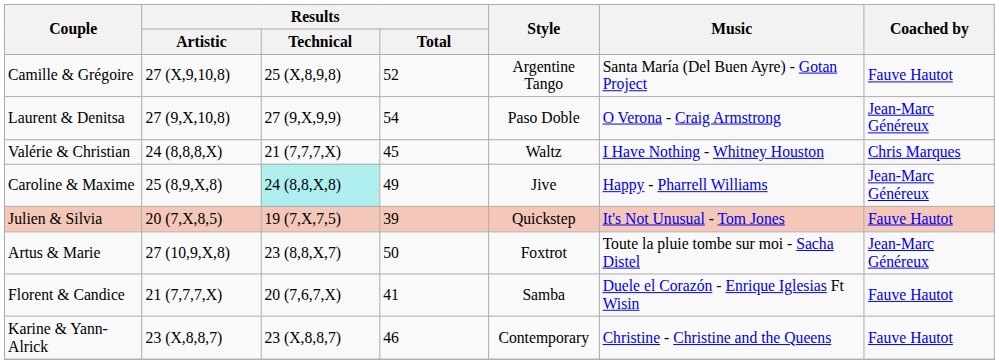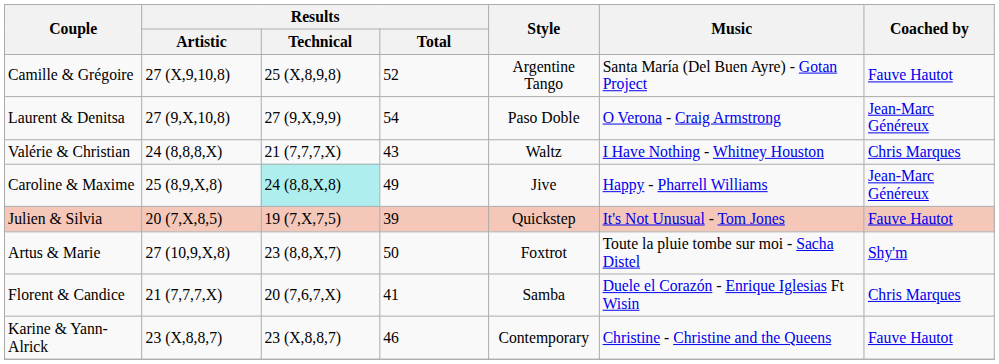(391, 151) 45 -> (391, 151) 43
(901, 252) Jean-Marc Généreux -> (888, 252) Shy'm
(910, 295) Fauve Hautot -> (914, 295) Chris Marques
